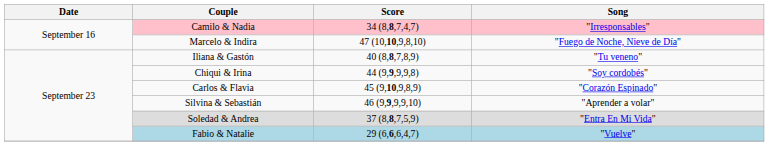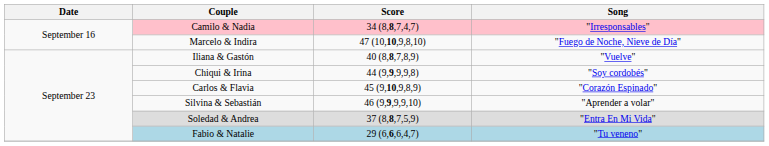(618, 57) "Tu veneno" -> (618, 57) "Vuelve"
(618, 133) "Vuelve" -> (618, 133) "Tu veneno"
